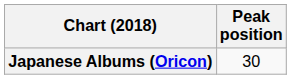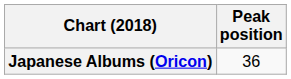(251, 61) 30 -> (251, 61) 36
